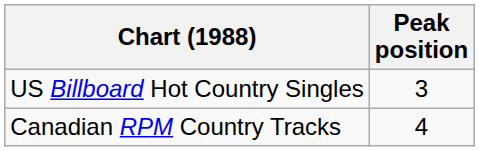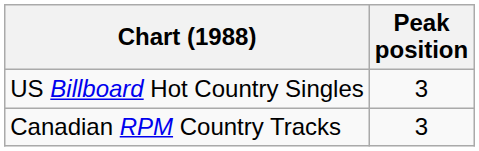(422, 126) 4 -> (422, 126) 3
